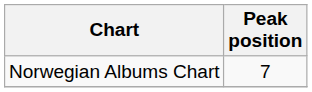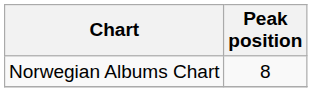(265, 71) 7 -> (265, 71) 8
